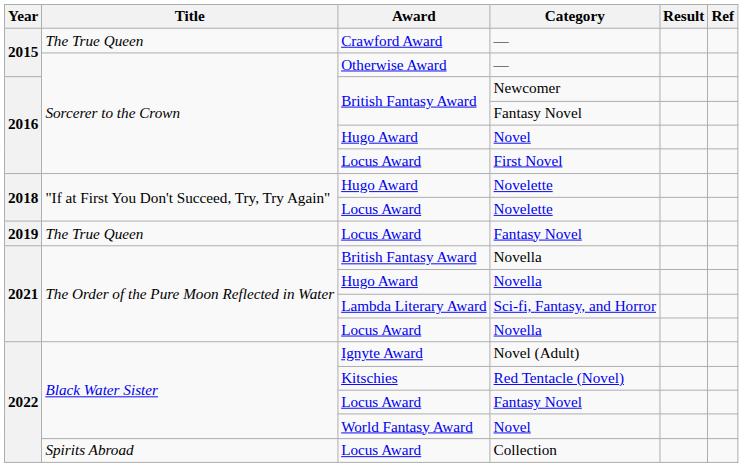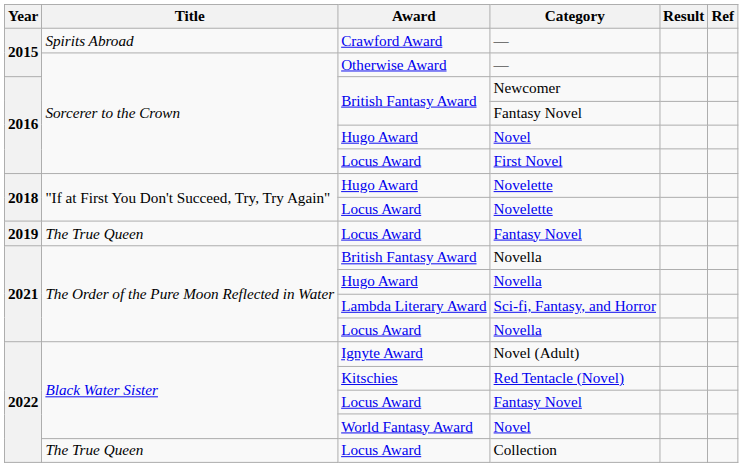(94, 40) The True Queen -> (90, 40) Spirits Abroad
(90, 450) Spirits Abroad -> (94, 450) The True Queen
